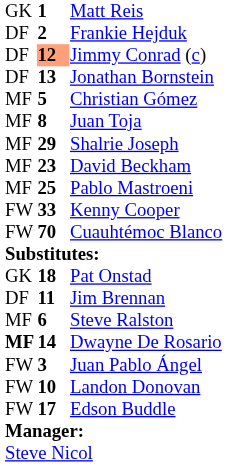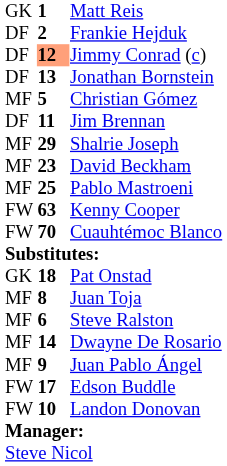rows swapped: (106, 121) <-> (118, 298)
(47, 209) 33 -> (47, 209) 63
(20, 342) bold -> (19, 342) normal
(19, 364) FW -> (19, 364) MF
(42, 364) 3 -> (42, 364) 9
rows swapped: (135, 386) <-> (123, 408)
